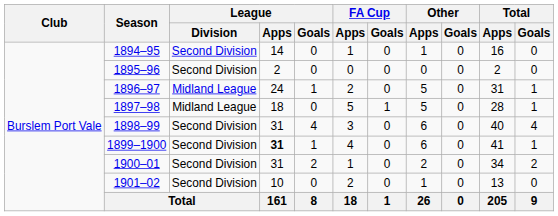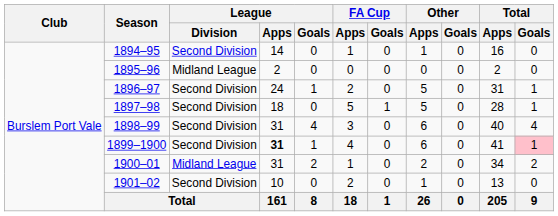(214, 70) Second Division -> (214, 70) Midland League
(214, 88) Midland League -> (214, 88) Second Division
(214, 107) Midland League -> (214, 107) Second Division
(534, 145) no background -> (534, 145) pink background
(214, 164) Second Division -> (214, 164) Midland League
